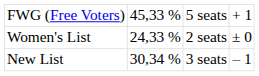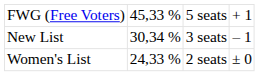rows swapped: (35, 59) <-> (49, 37)
